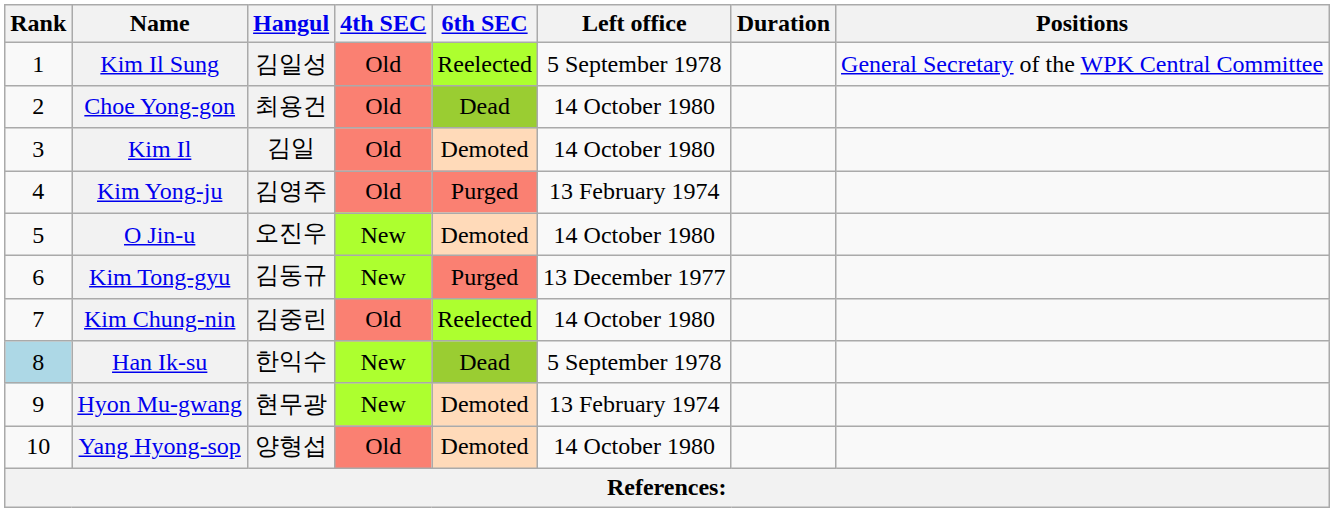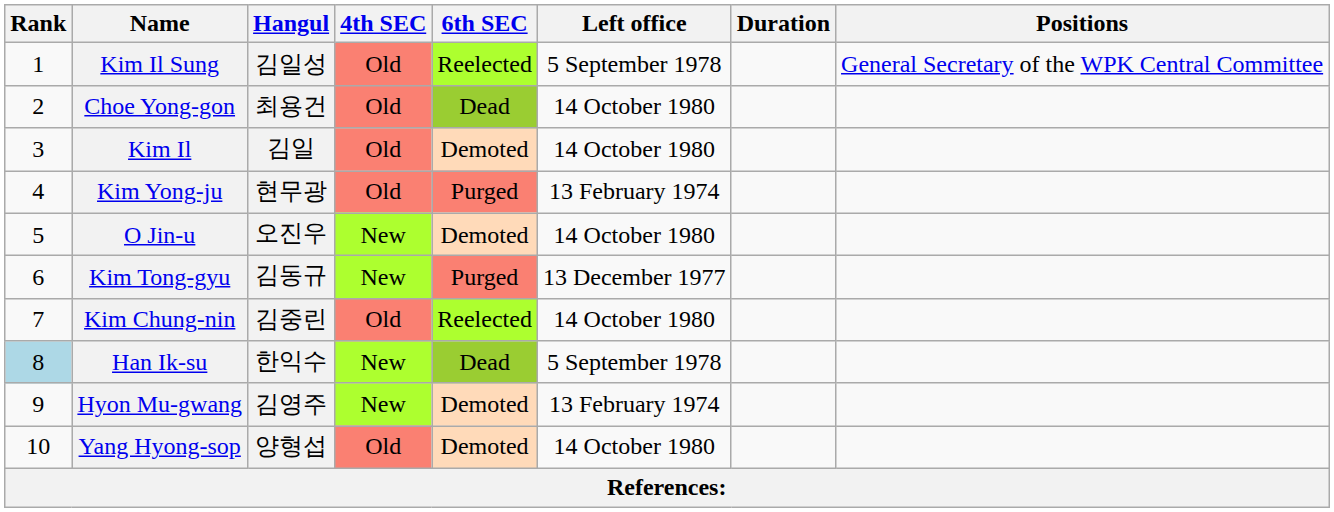(291, 190) 김영주 -> (291, 190) 현무광
(291, 403) 현무광 -> (291, 403) 김영주
